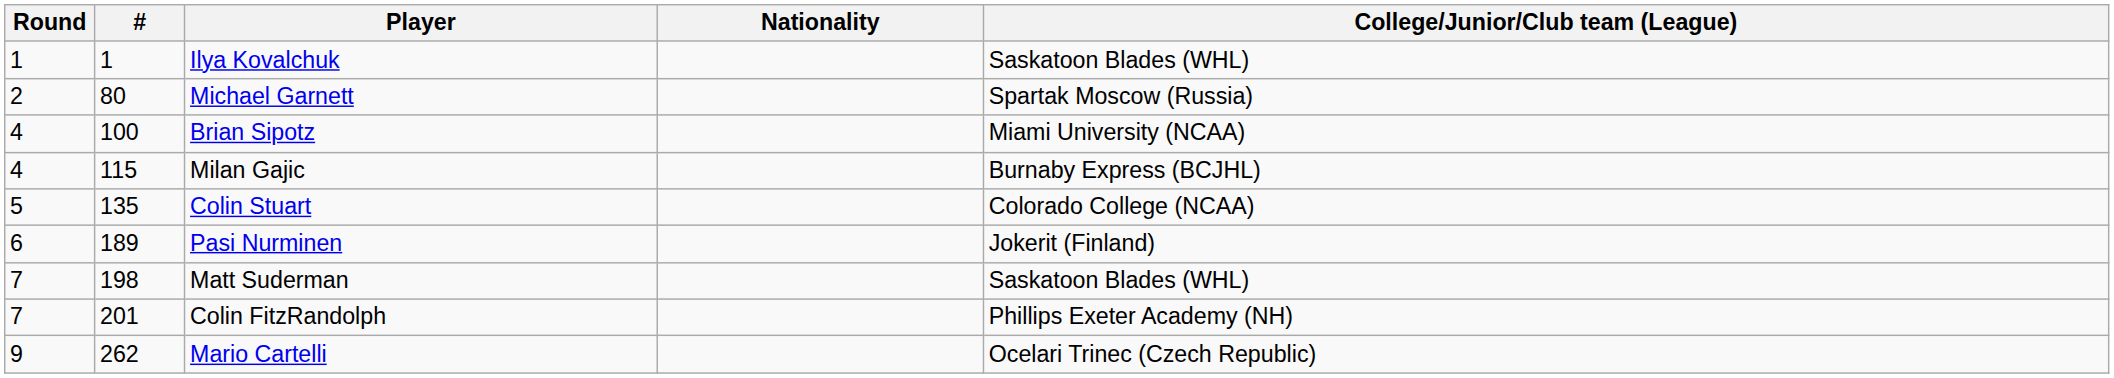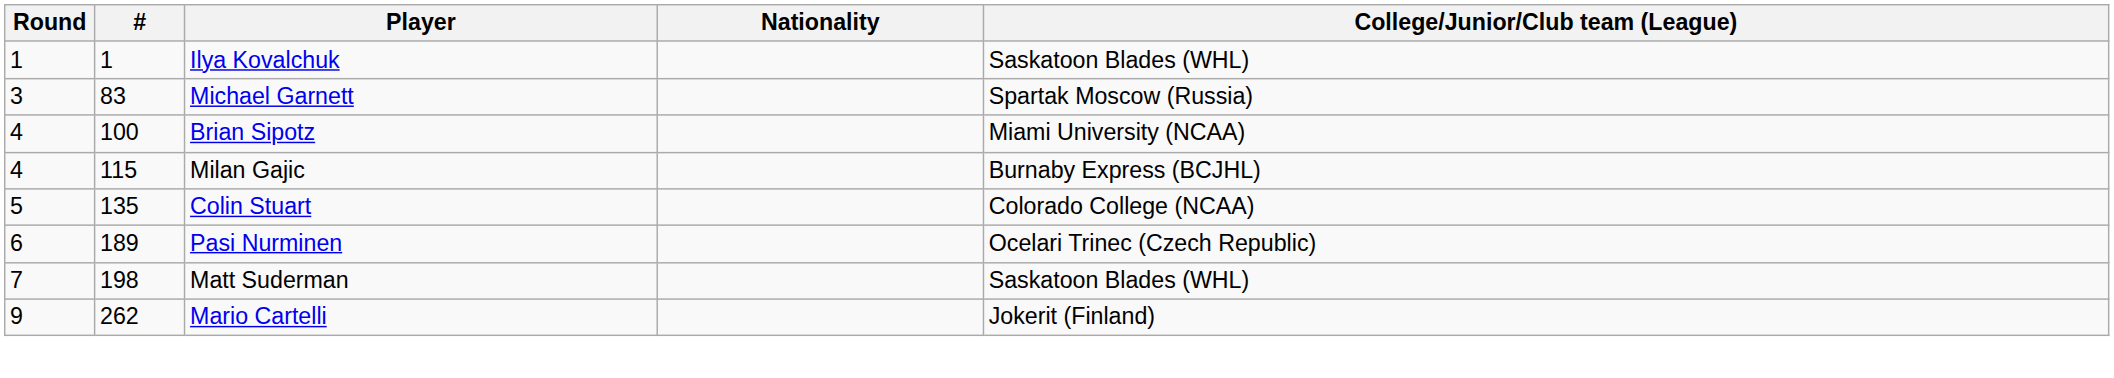(17, 96) 2 -> (17, 96) 3
(113, 96) 80 -> (113, 96) 83
(1072, 243) Jokerit (Finland) -> (1152, 243) Ocelari Trinec (Czech Republic)
- row: (288, 317)
(1152, 354) Ocelari Trinec (Czech Republic) -> (1072, 317) Jokerit (Finland)
